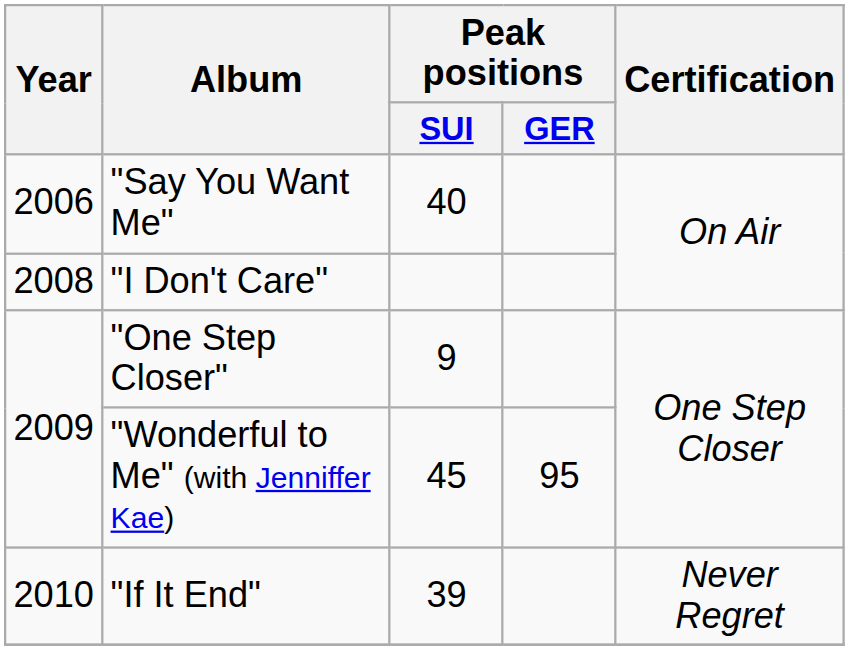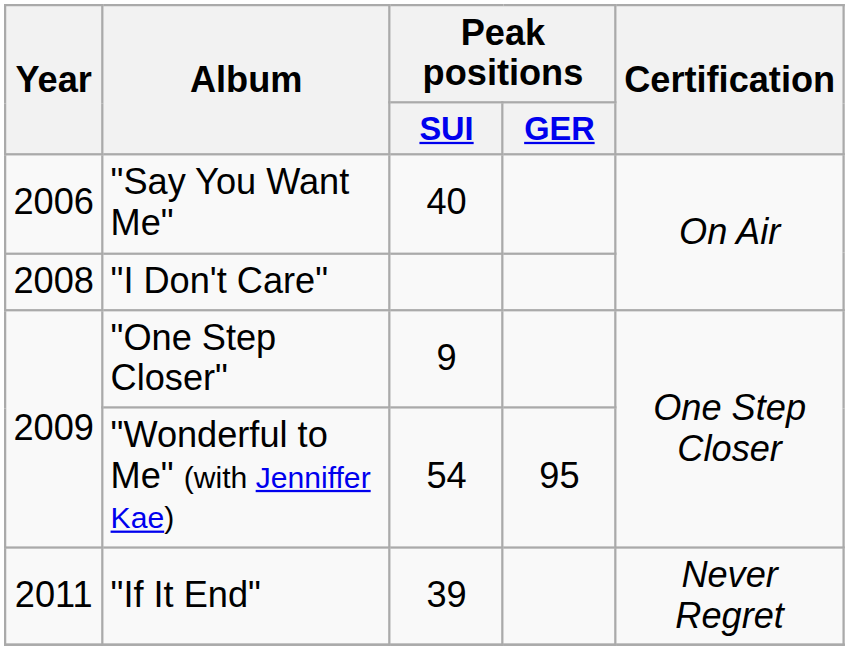(447, 476) 45 -> (447, 476) 54
(54, 595) 2010 -> (54, 595) 2011
